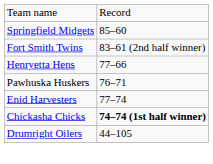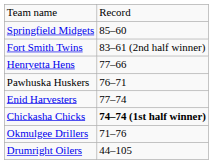+ row: (47, 133)
